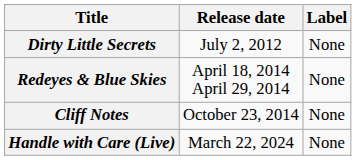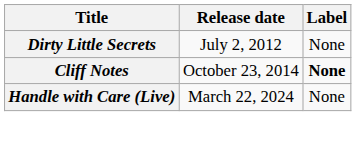- row: (92, 79)
(327, 115) normal -> (327, 70) bold
